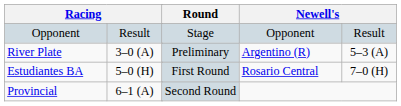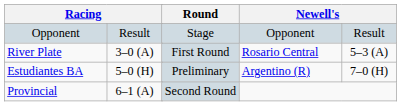(200, 52) Preliminary -> (200, 52) First Round
(276, 52) Argentino (R) -> (280, 52) Rosario Central
(200, 71) First Round -> (200, 71) Preliminary
(280, 71) Rosario Central -> (276, 71) Argentino (R)
